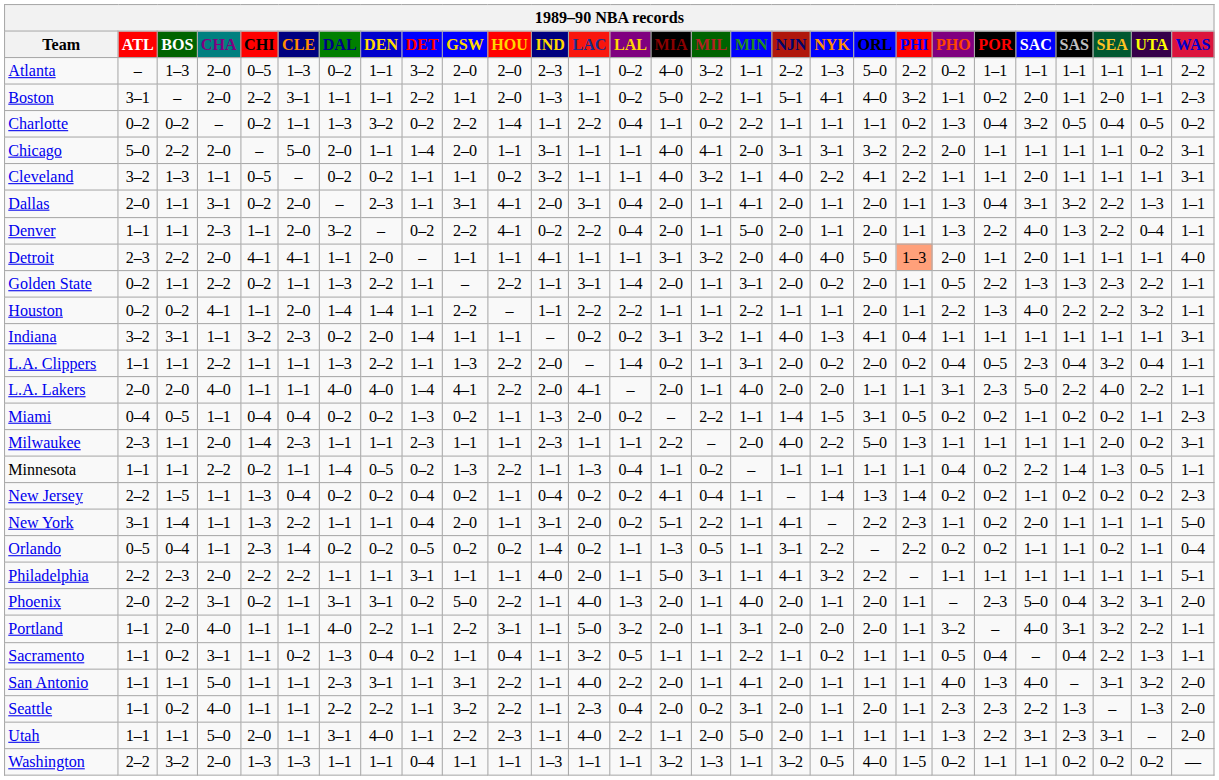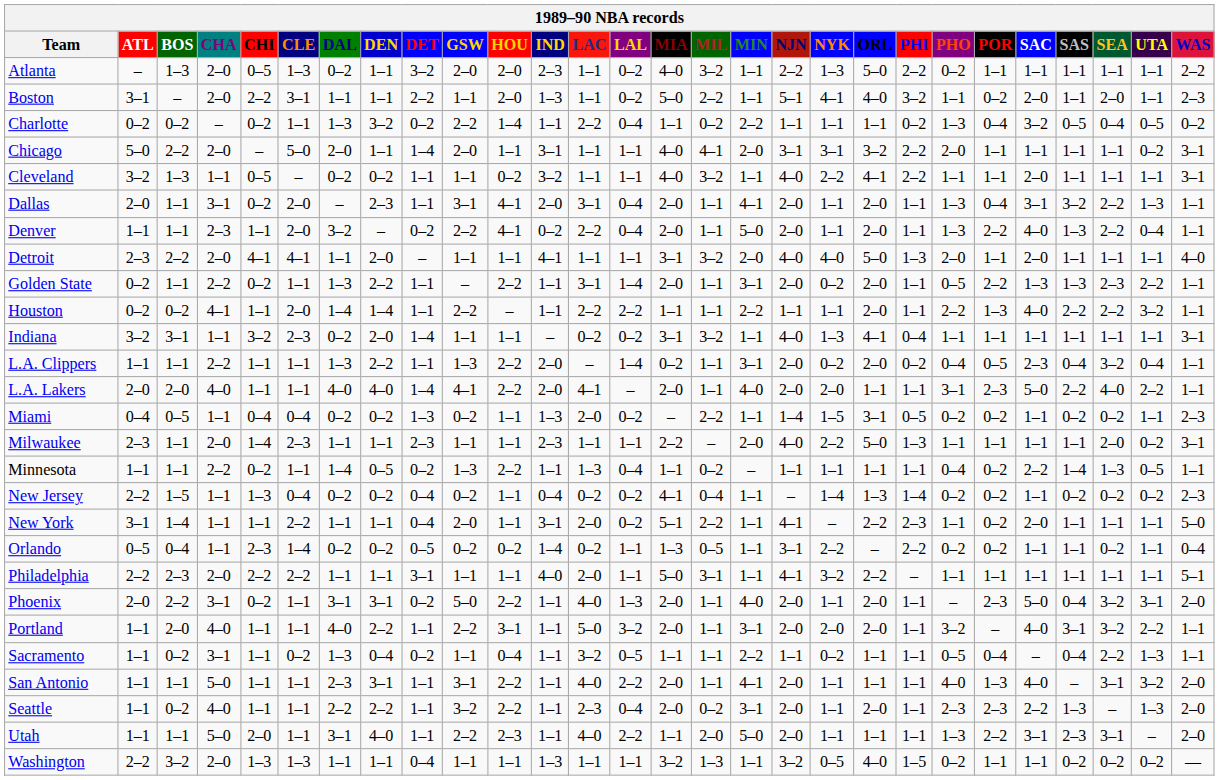(914, 257) lightsalmon background -> (914, 257) no background
(259, 522) 1–3 -> (259, 522) 1–1
